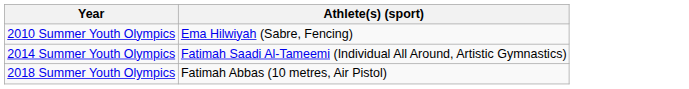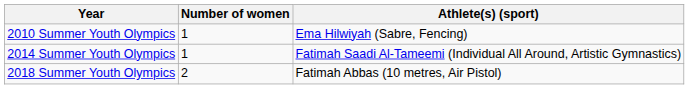+ column: (235, 14)
